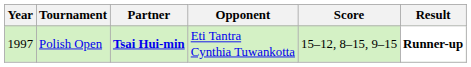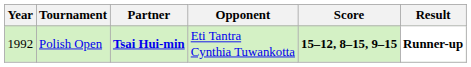(20, 44) 1997 -> (20, 44) 1992
(349, 44) normal -> (349, 44) bold
